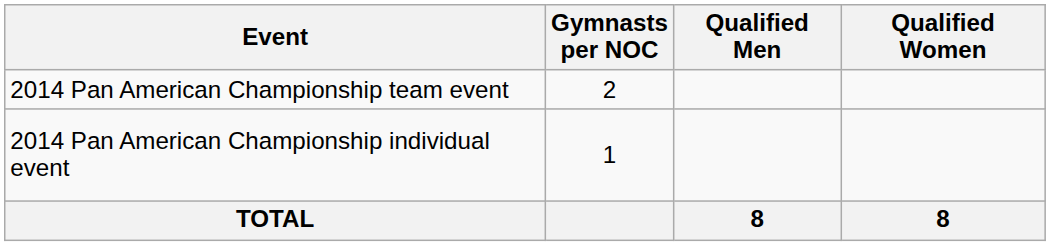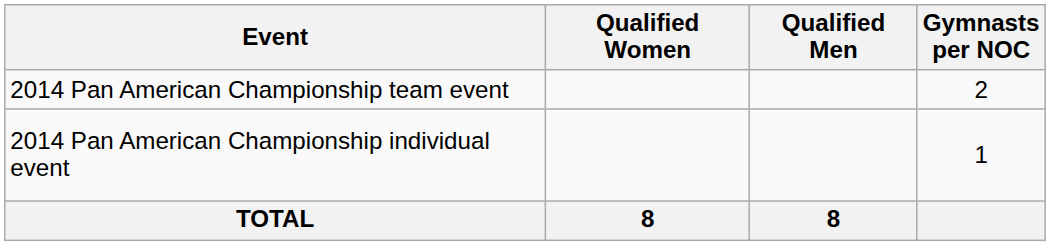columns swapped: (610, 37) <-> (943, 37)
